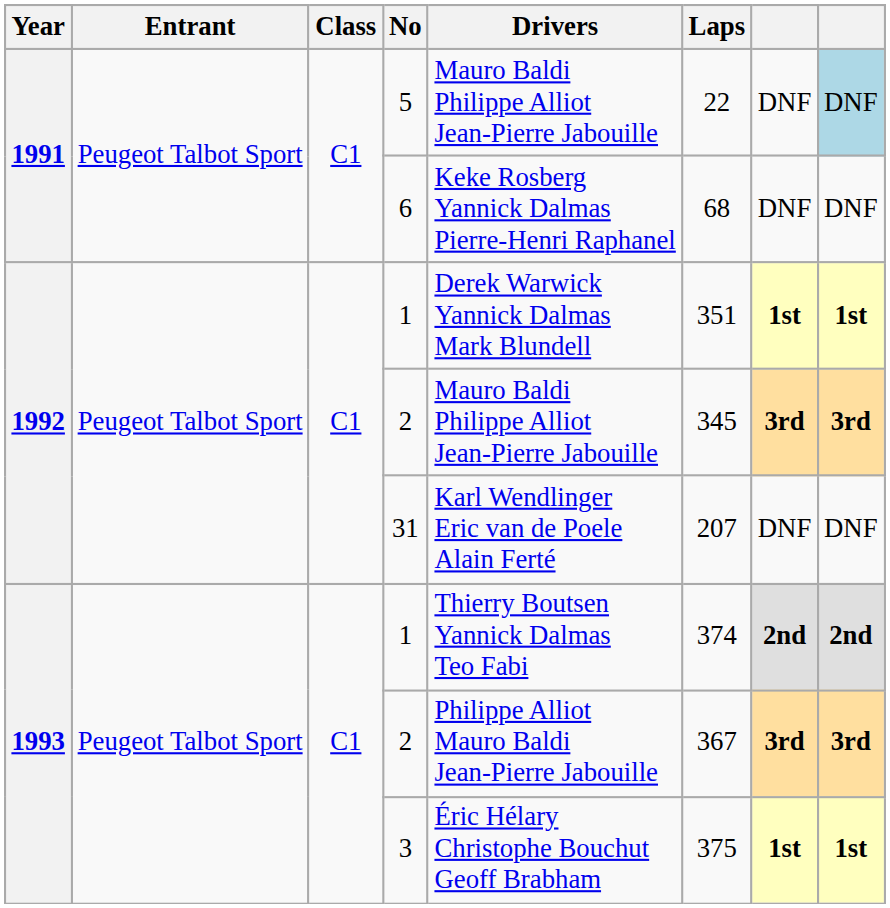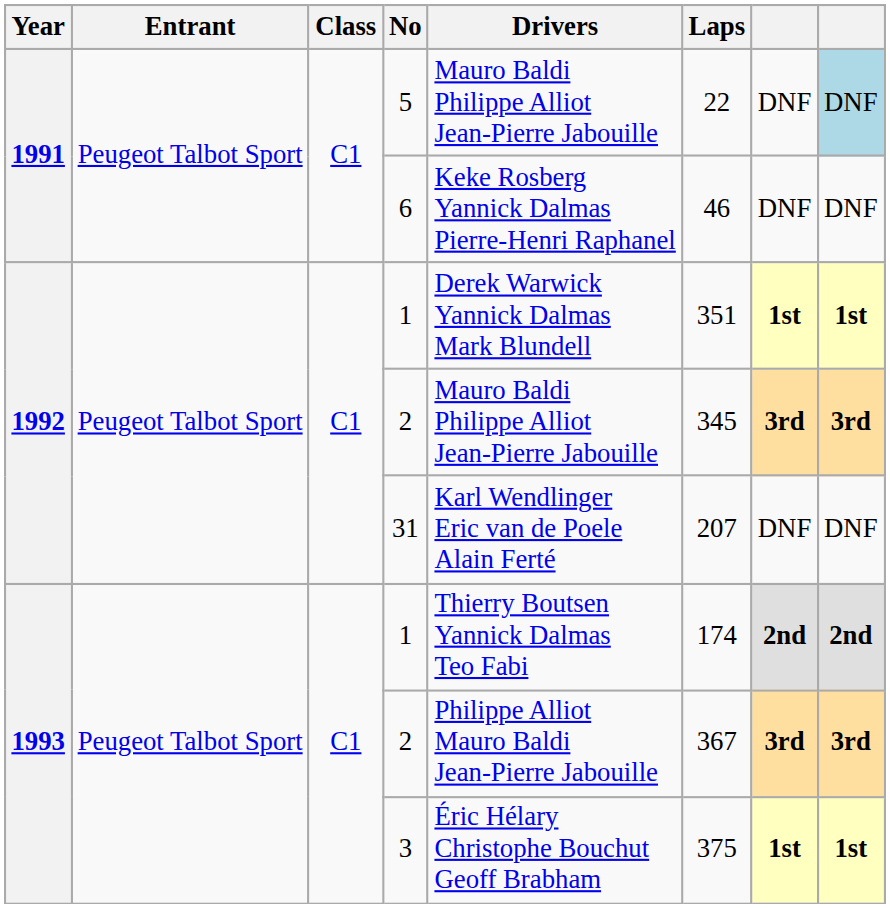(717, 208) 68 -> (717, 208) 46
(717, 635) 374 -> (717, 635) 174
